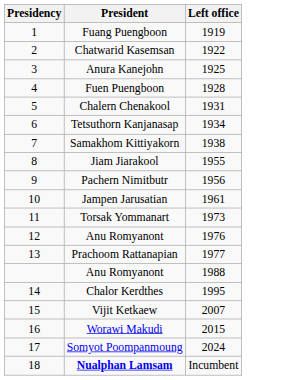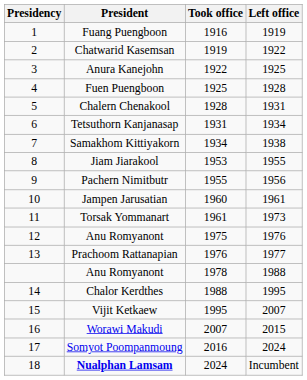+ column: (215, 13)
